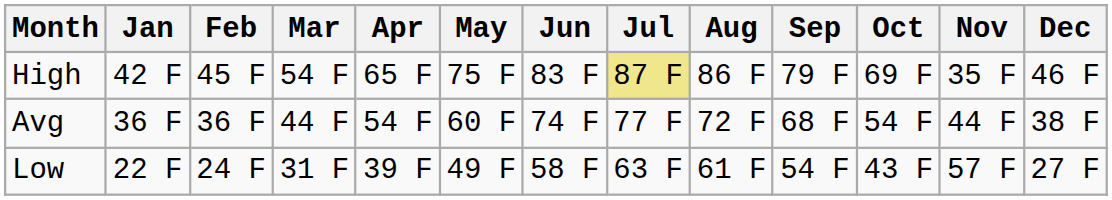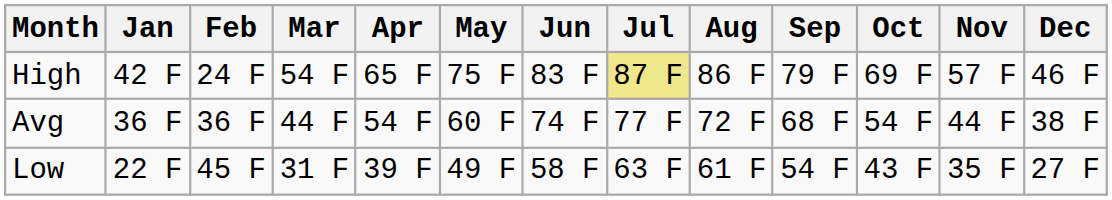(231, 76) 45 F -> (231, 76) 24 F
(982, 76) 35 F -> (982, 76) 57 F
(231, 170) 24 F -> (231, 170) 45 F
(982, 170) 57 F -> (982, 170) 35 F
